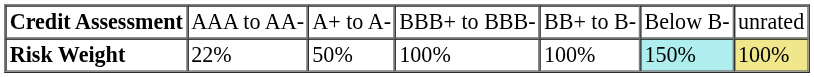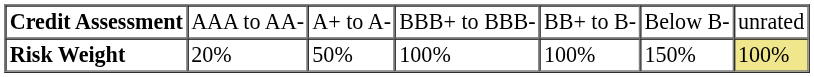(211, 54) 22% -> (211, 54) 20%
(670, 54) paleturquoise background -> (670, 54) no background
